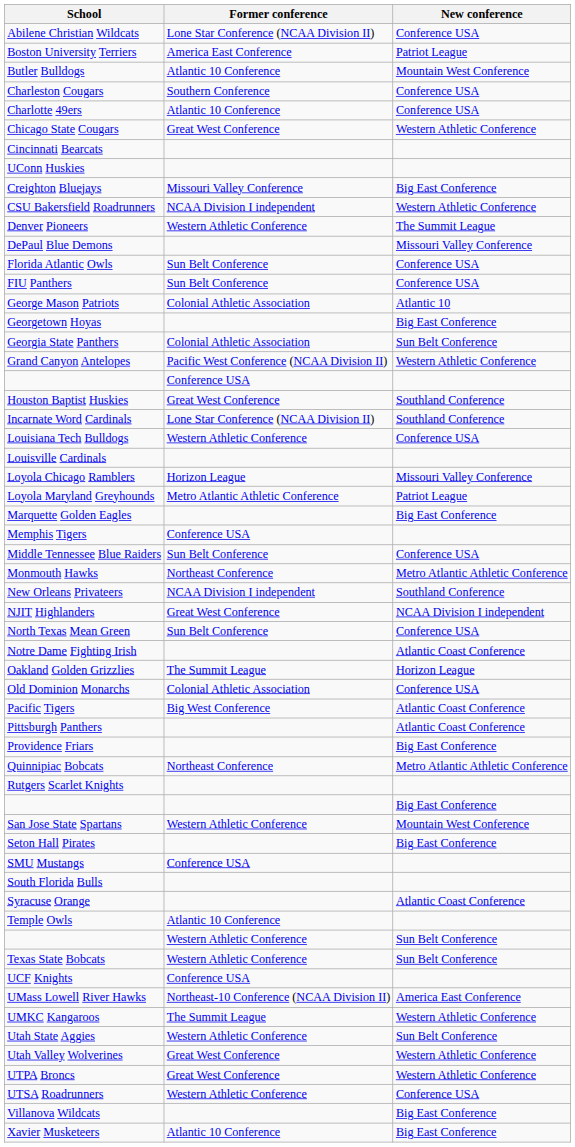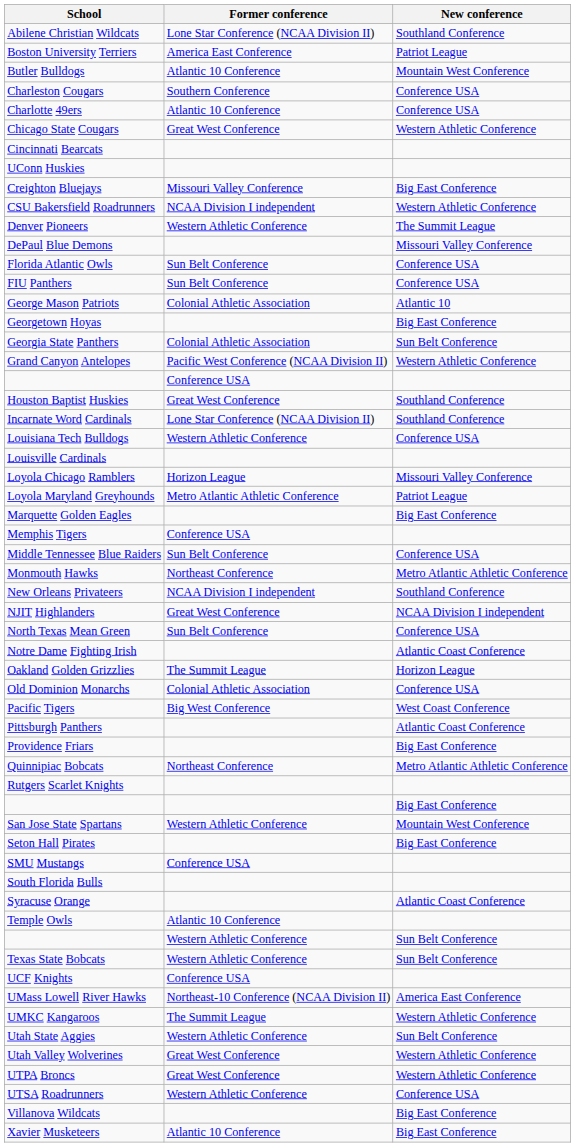(438, 33) Conference USA -> (450, 33) Southland Conference
(460, 708) Atlantic Coast Conference -> (453, 708) West Coast Conference
